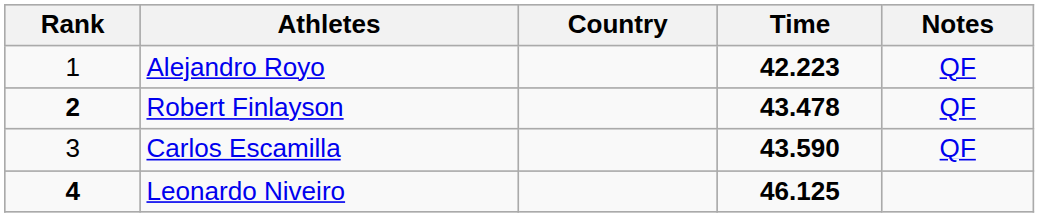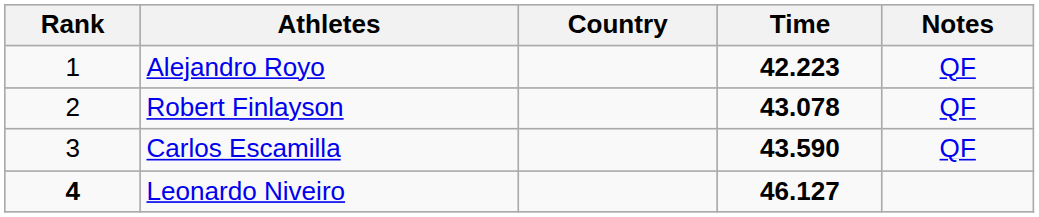(73, 107) bold -> (73, 107) normal
(800, 107) 43.478 -> (800, 107) 43.078
(800, 190) 46.125 -> (800, 190) 46.127
